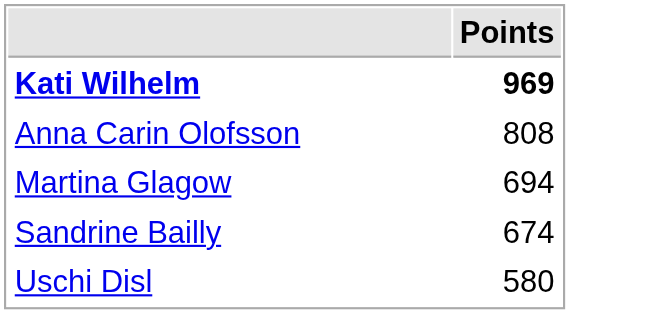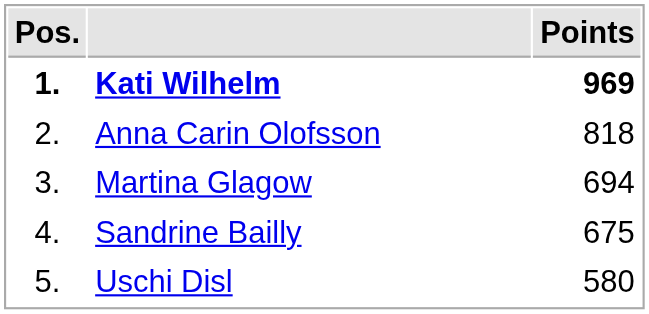+ column: (47, 32)
(529, 133) 808 -> (609, 133) 818
(529, 232) 674 -> (609, 232) 675
